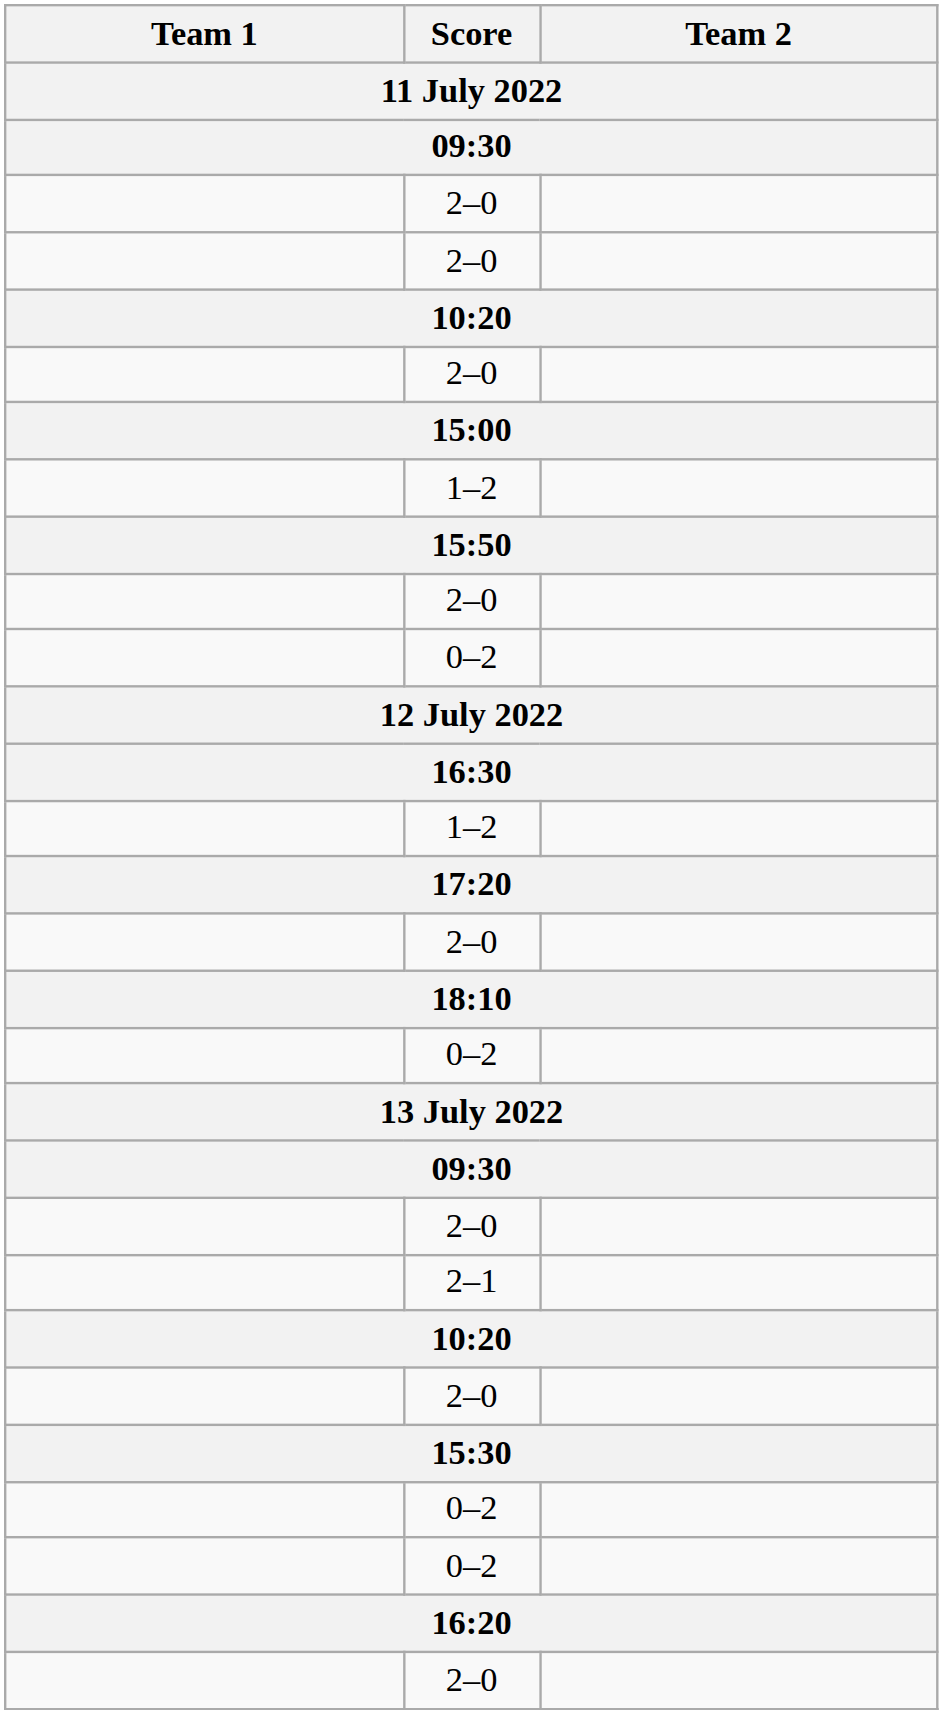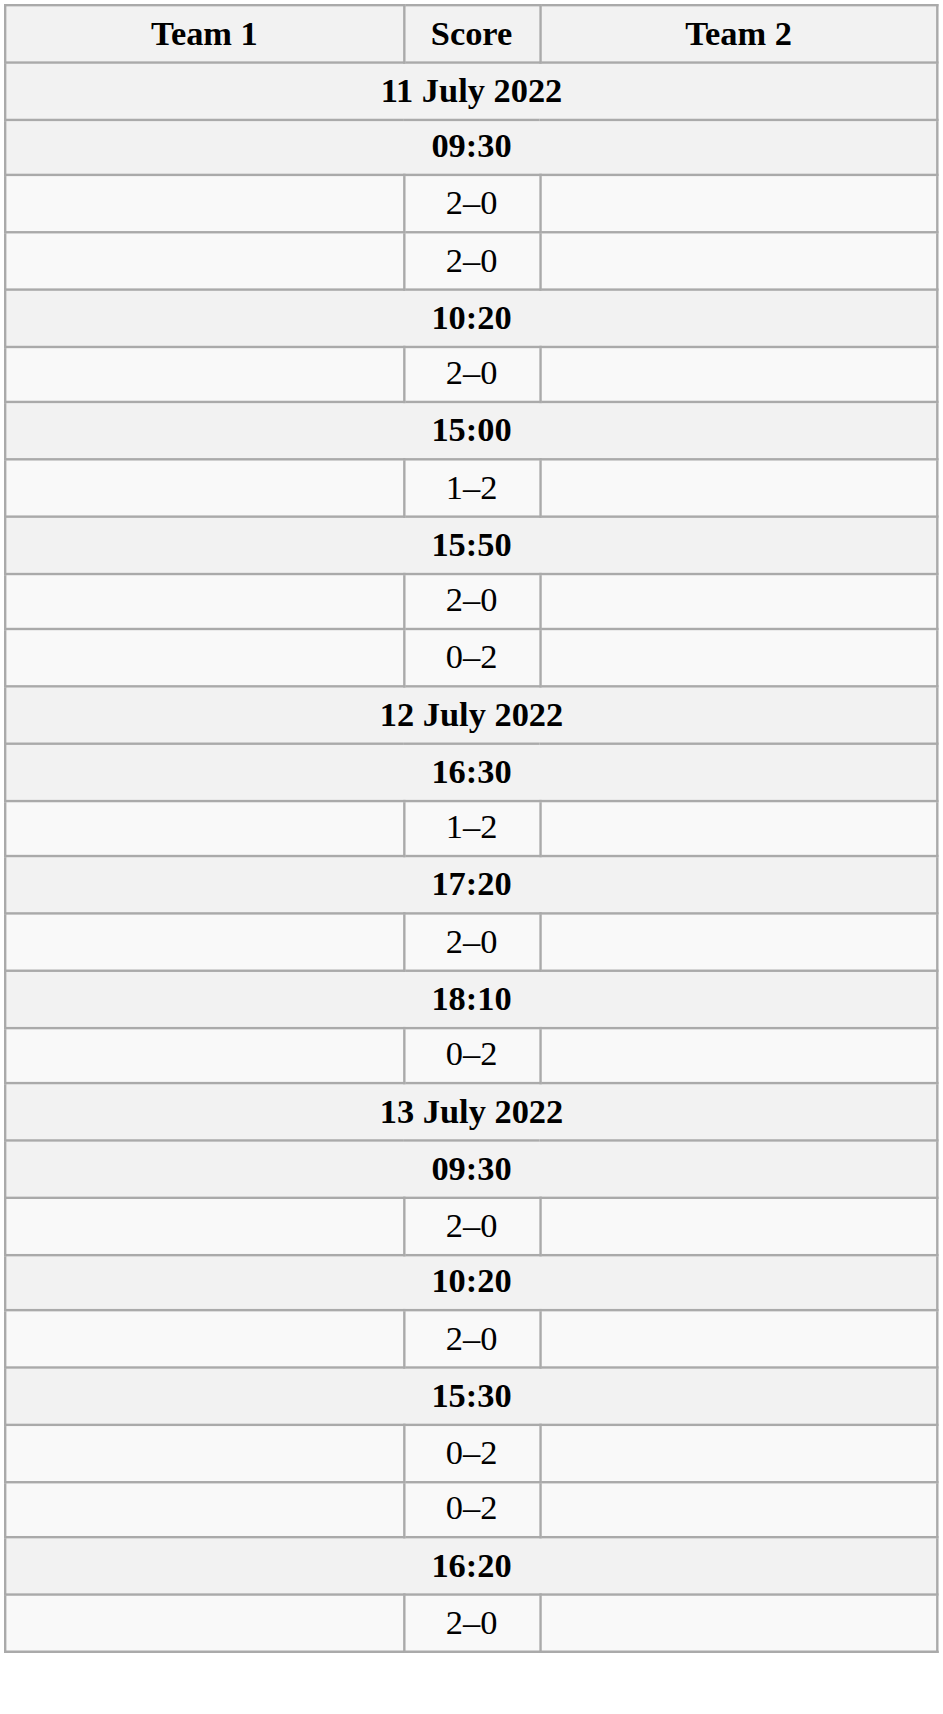- row: (204, 1283)
